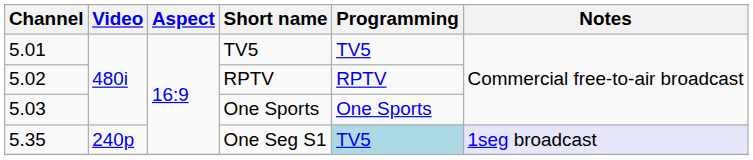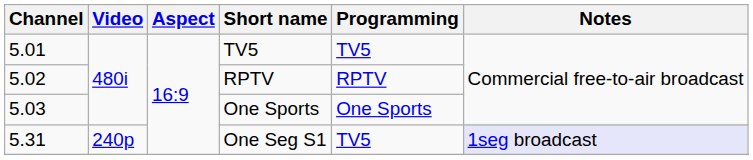(27, 139) 5.35 -> (27, 139) 5.31
(353, 139) lightblue background -> (353, 139) no background
